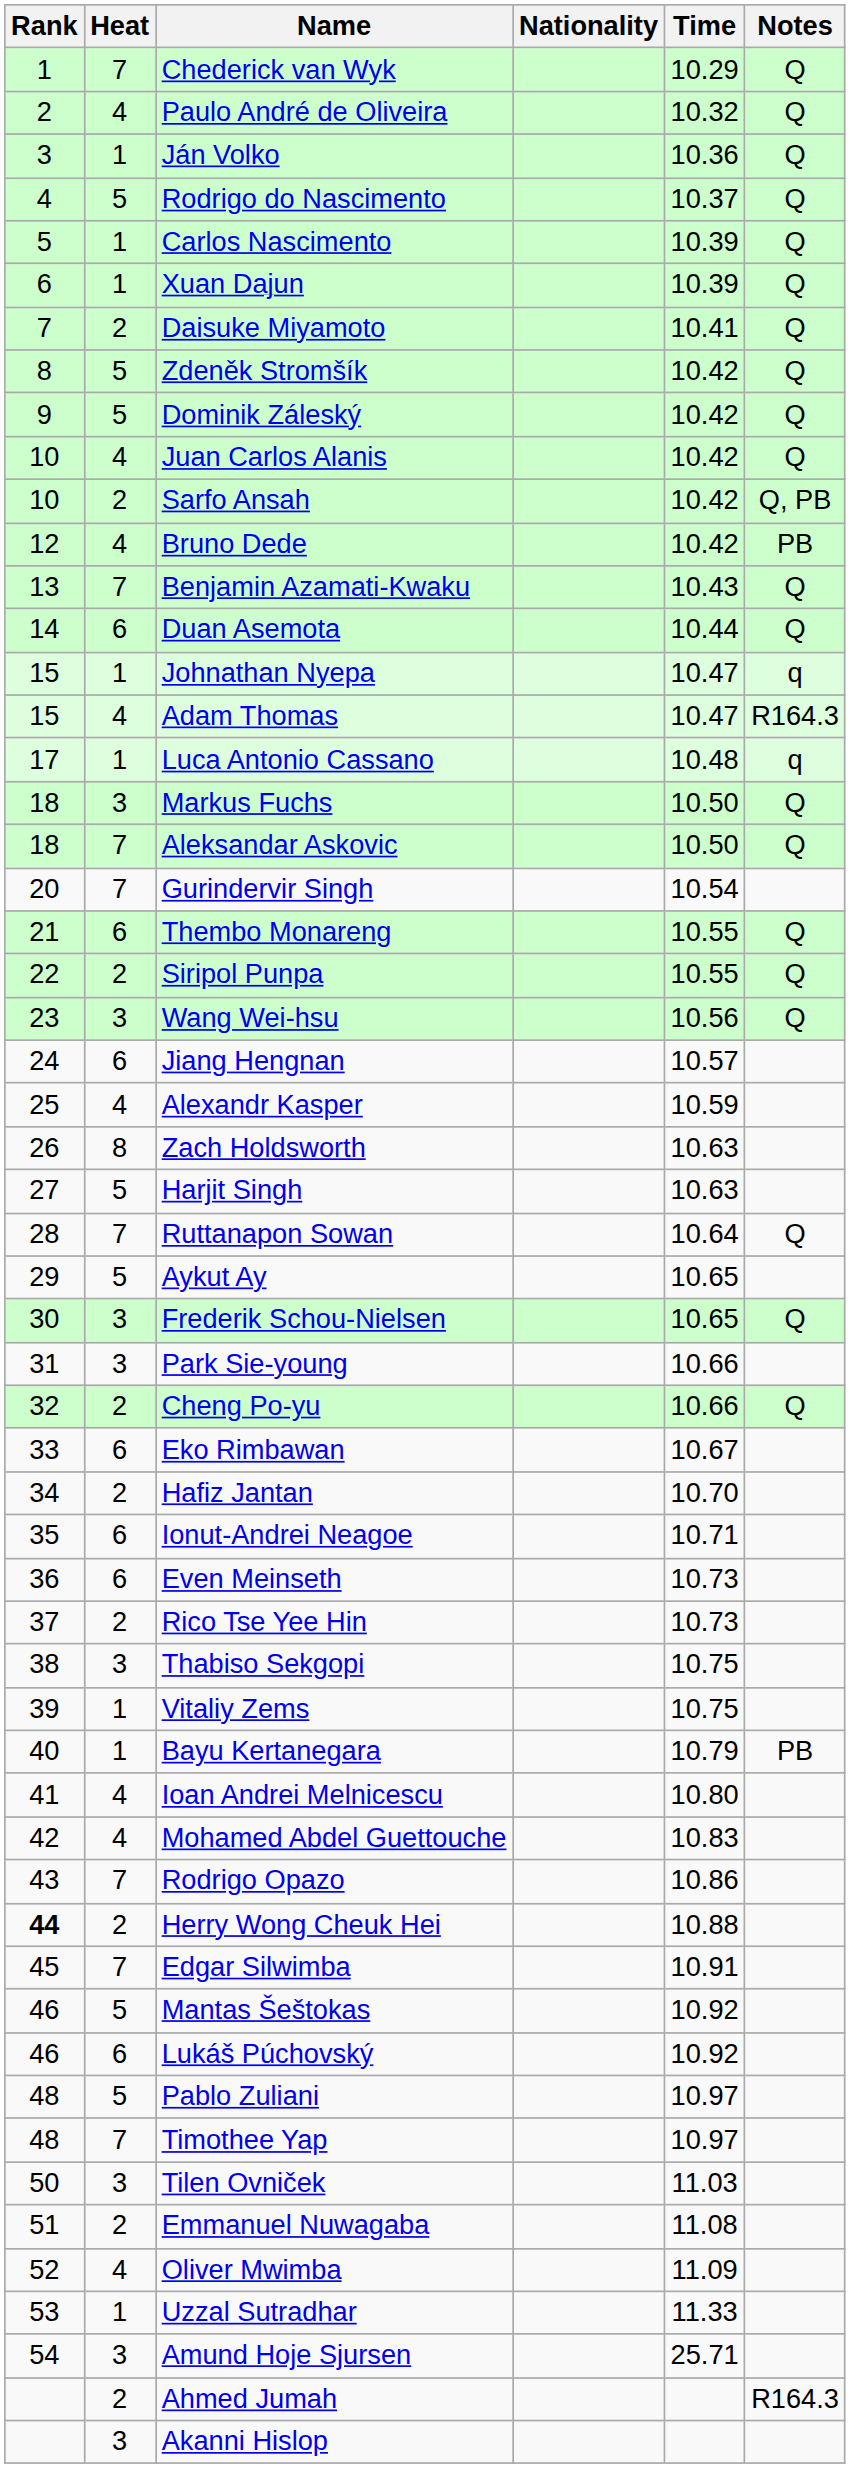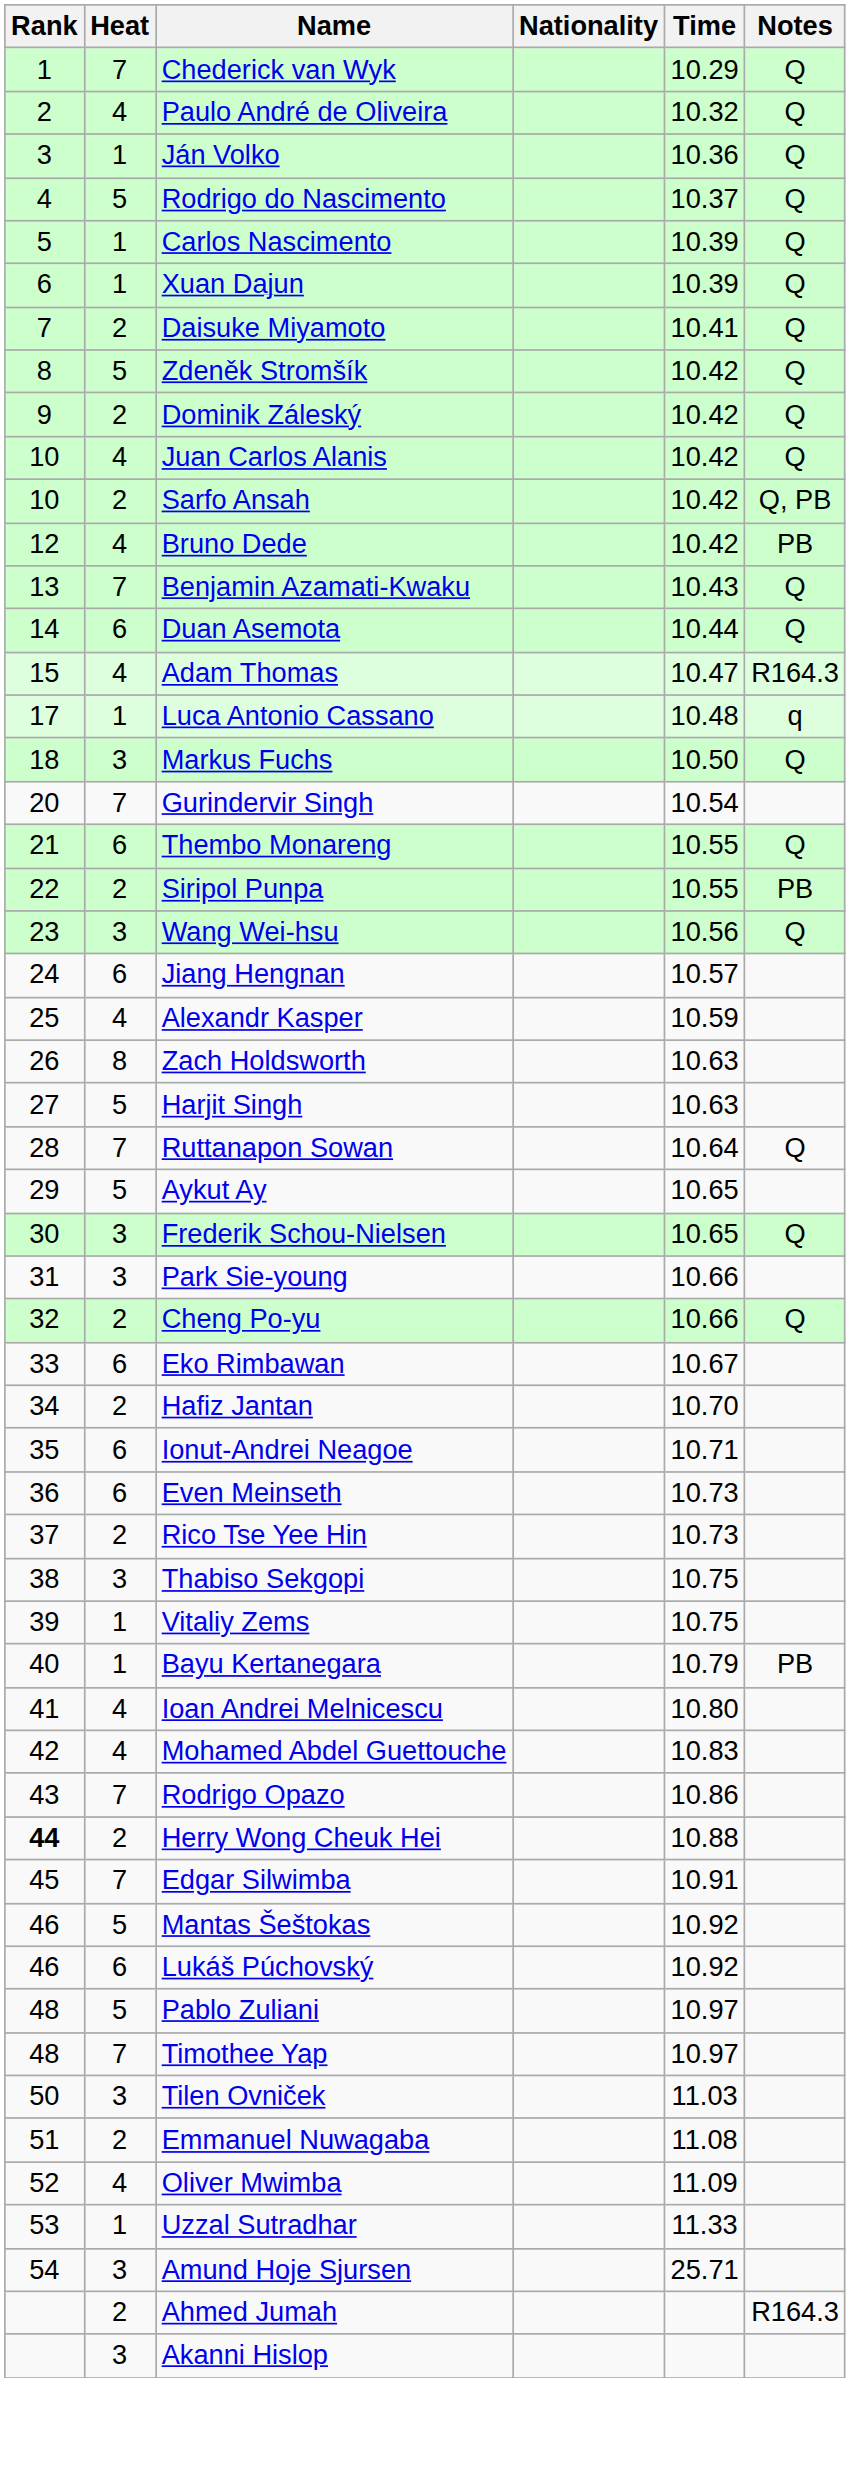(120, 414) 5 -> (120, 414) 2
- row: (268, 673)
- row: (280, 845)
(795, 975) Q -> (795, 888) PB
